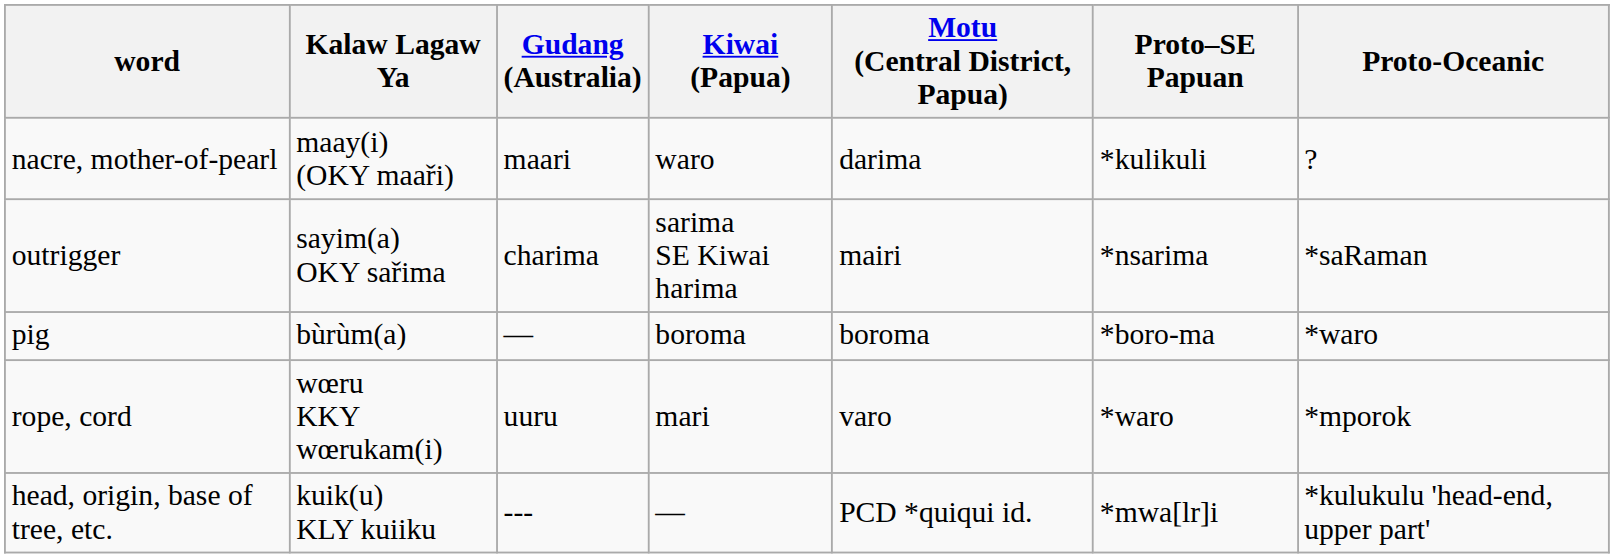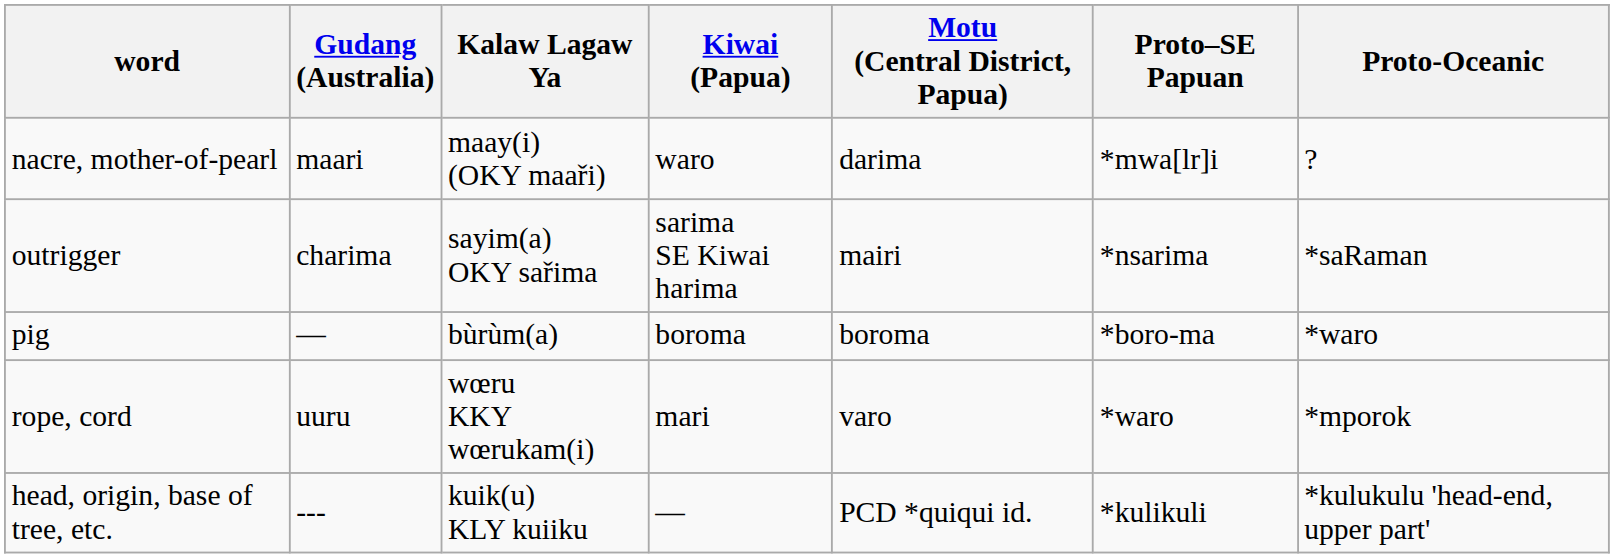columns swapped: (393, 61) <-> (573, 61)
(1153, 158) *kulikuli -> (1159, 158) *mwa[lr]i
(1159, 512) *mwa[lr]i -> (1153, 512) *kulikuli
